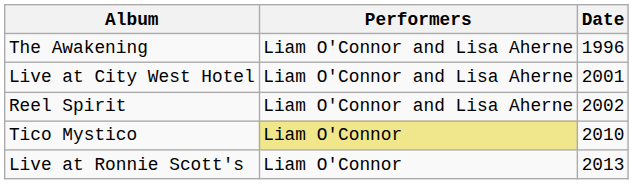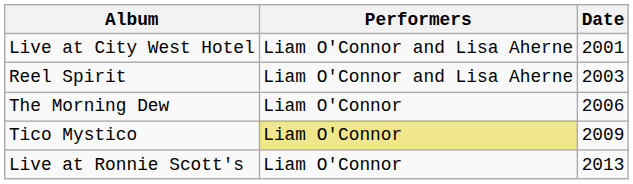- row: (78, 48)
(603, 106) 2002 -> (603, 77) 2003
+ row: (89, 106)
(603, 135) 2010 -> (603, 135) 2009
